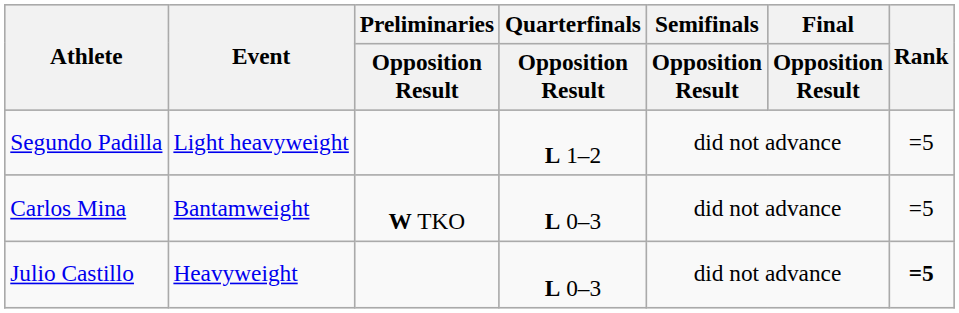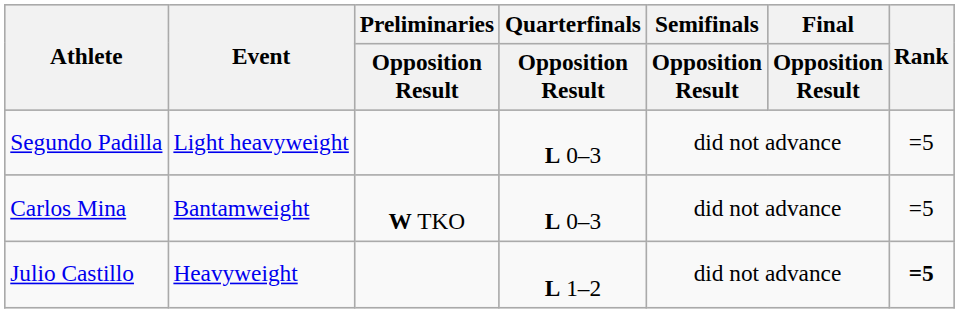(573, 156) L 1–2 -> (573, 156) L 0–3
(573, 288) L 0–3 -> (573, 288) L 1–2
